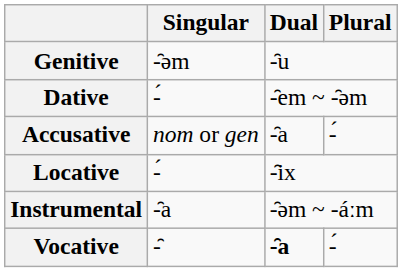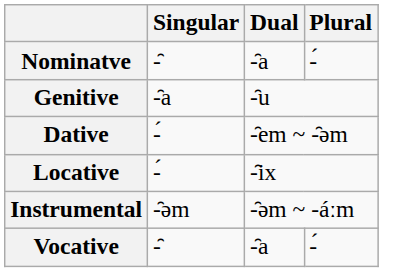+ row: (76, 60)
(171, 60) -̑əm -> (162, 97) -̑a
- row: (76, 135)
(162, 209) -̑a -> (171, 209) -̑əm
(279, 246) bold -> (259, 246) normal
